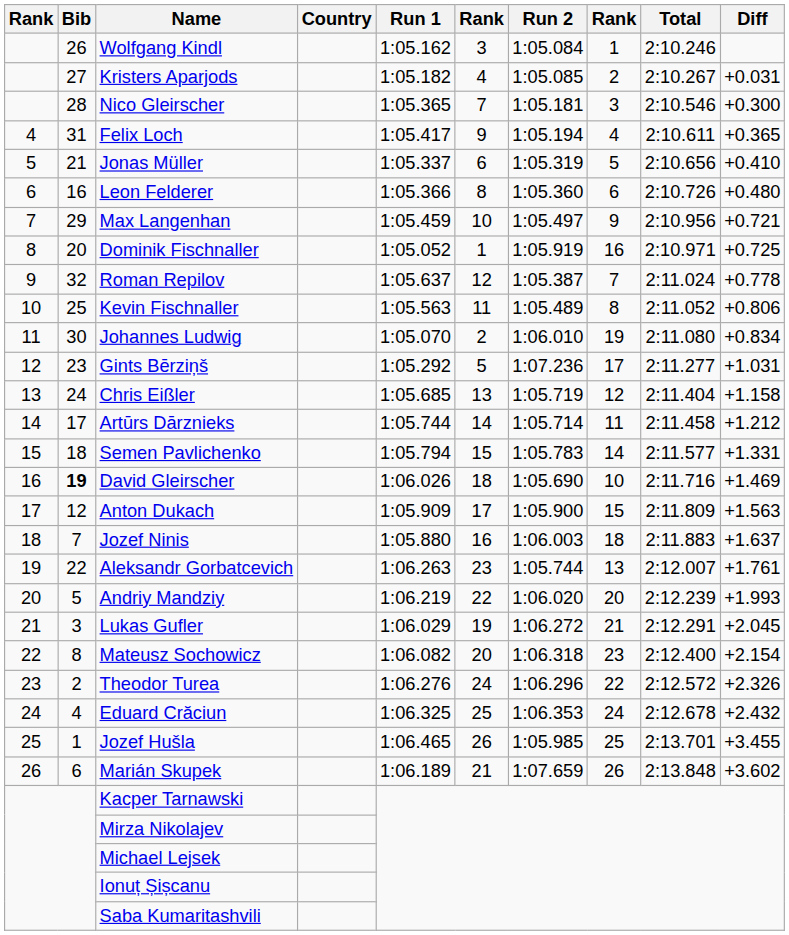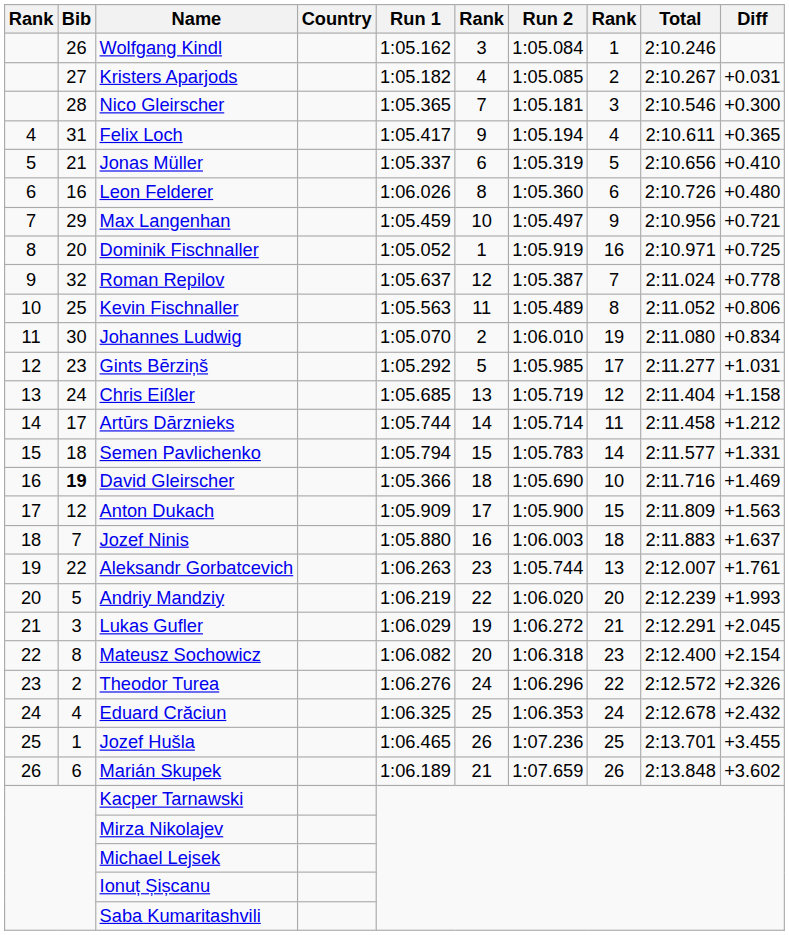(415, 192) 1:05.366 -> (415, 192) 1:06.026
(548, 366) 1:07.236 -> (548, 366) 1:05.985
(415, 481) 1:06.026 -> (415, 481) 1:05.366
(548, 742) 1:05.985 -> (548, 742) 1:07.236
